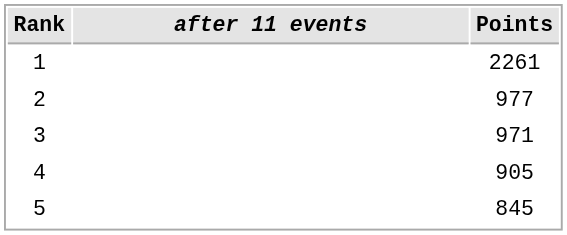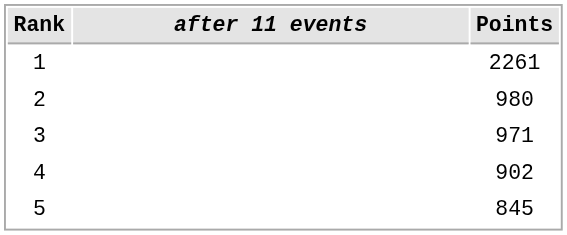(515, 100) 977 -> (515, 100) 980
(515, 173) 905 -> (515, 173) 902
